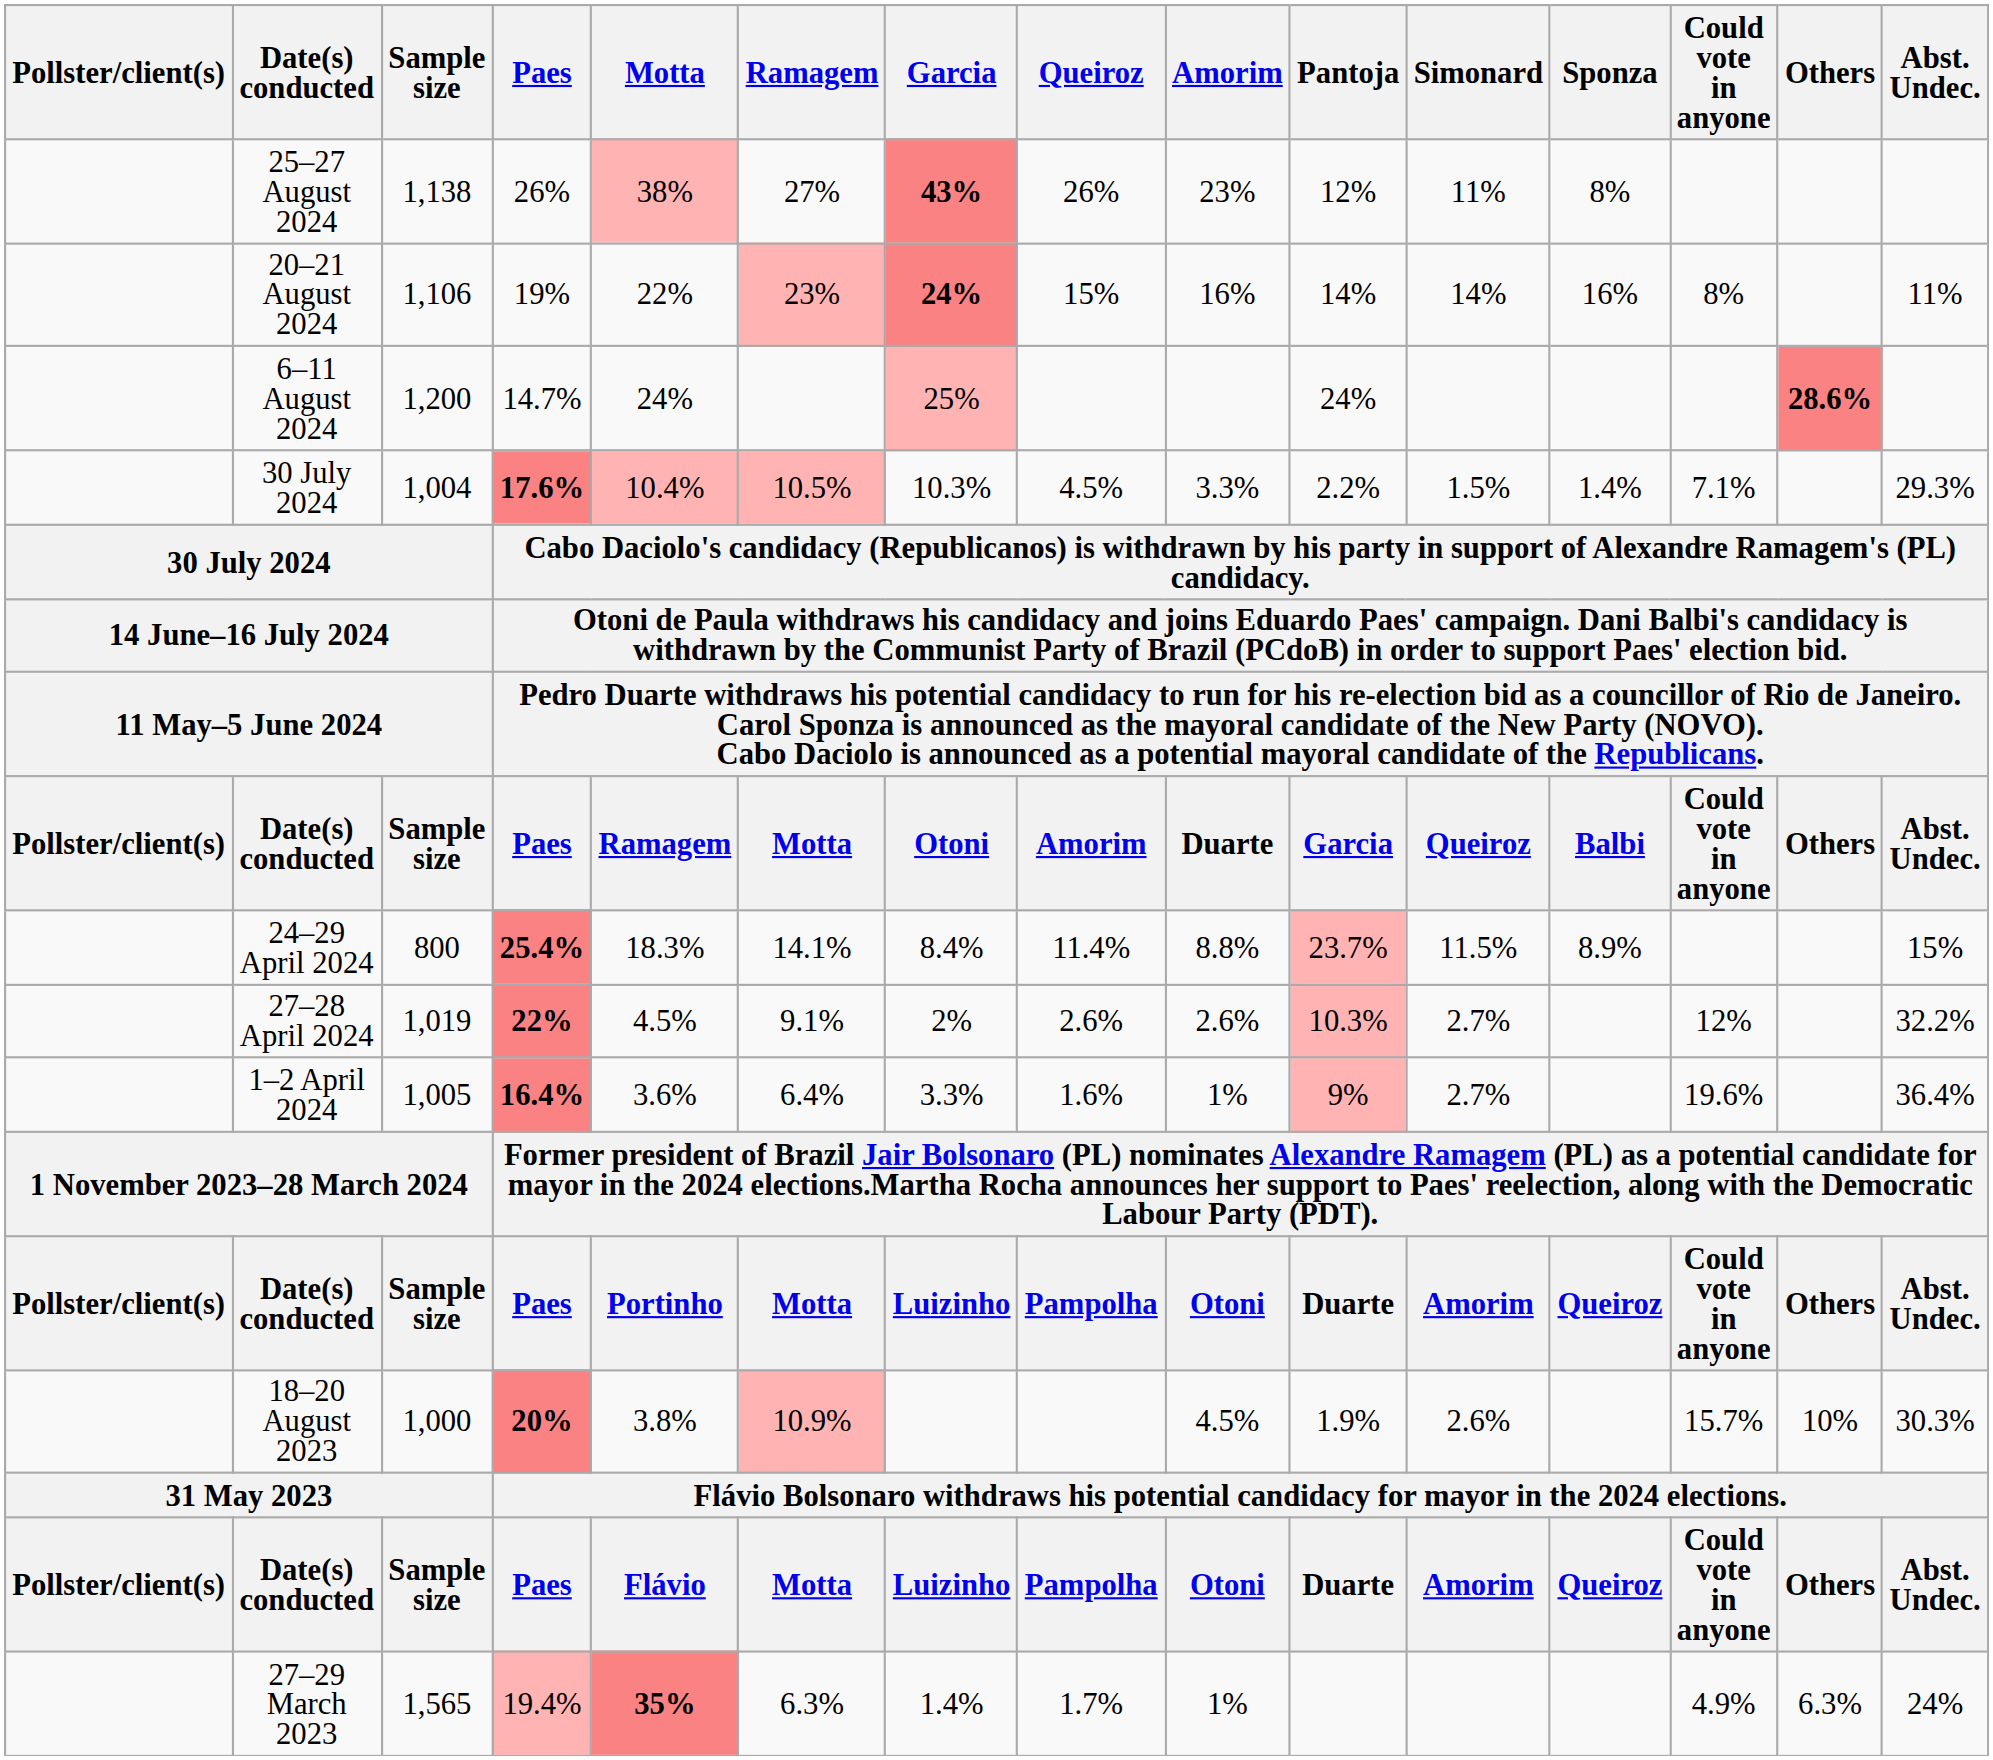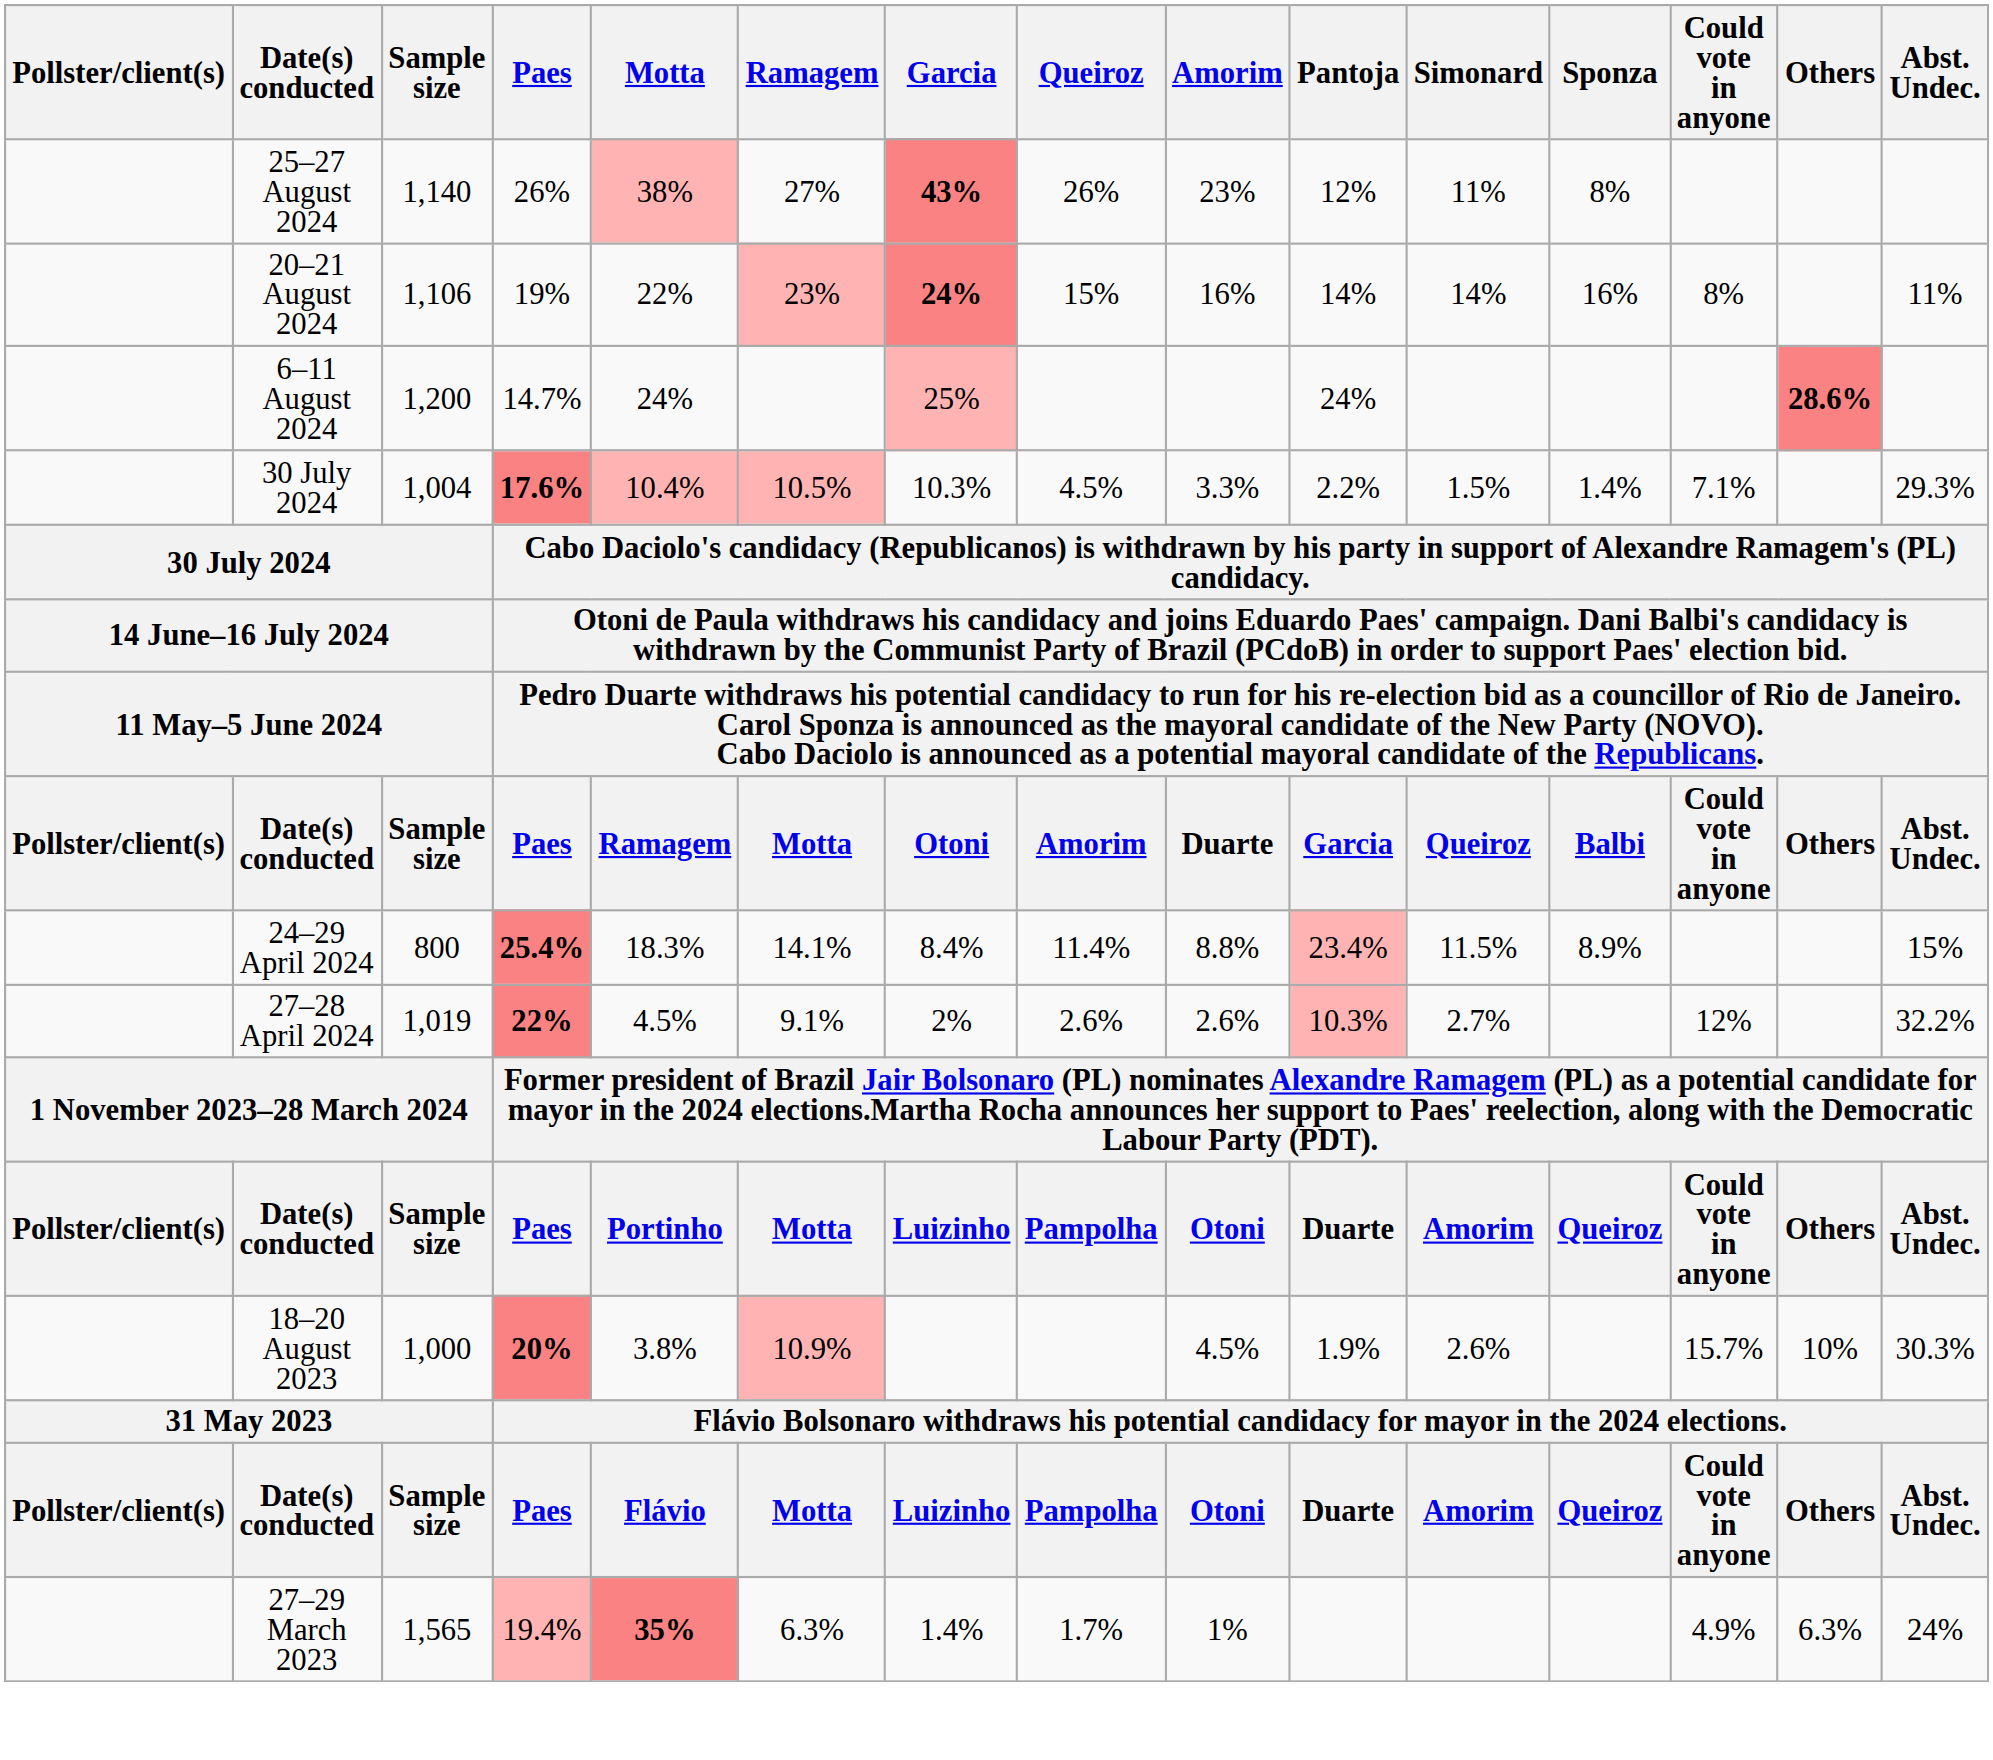(437, 191) 1,138 -> (437, 191) 1,140
(1348, 947) 23.7% -> (1348, 947) 23.4%
- row: (307, 1095)
